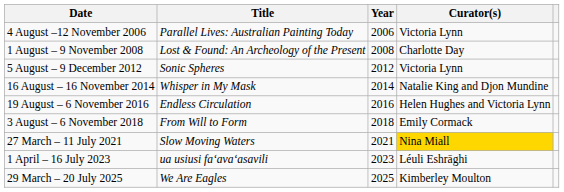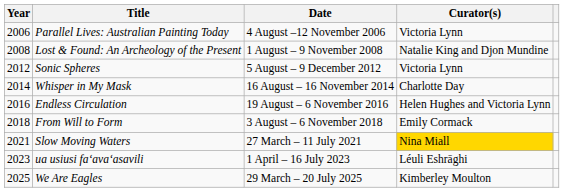columns swapped: (382, 13) <-> (81, 13)
(432, 50) Charlotte Day -> (474, 50) Natalie King and Djon Mundine
(474, 86) Natalie King and Djon Mundine -> (432, 86) Charlotte Day
